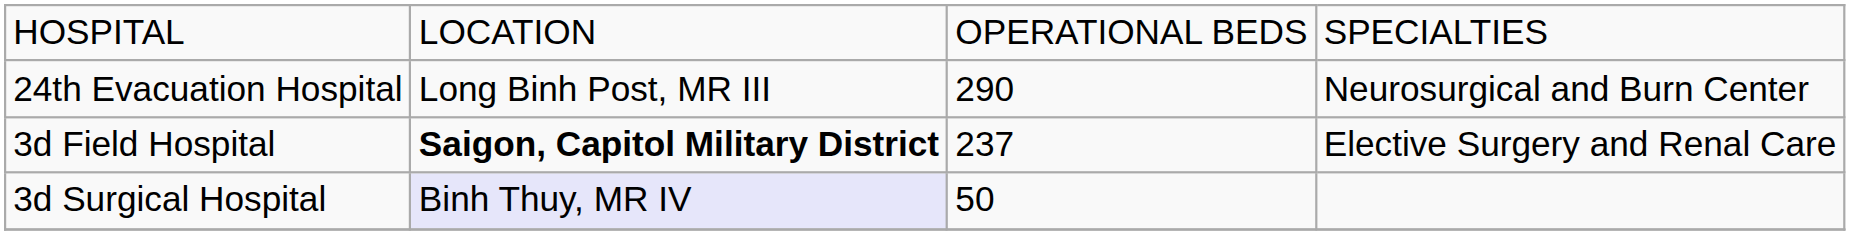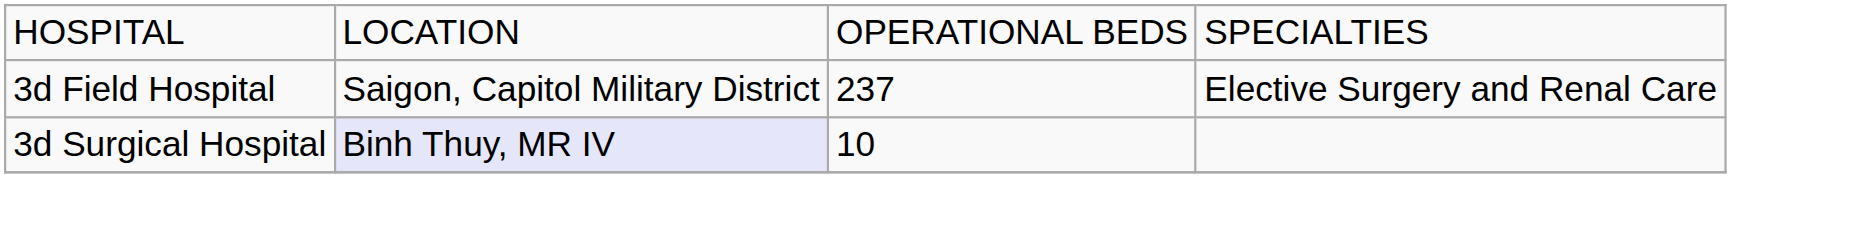- row: (208, 88)
(679, 144) bold -> (581, 88) normal
(975, 199) 50 -> (856, 144) 10
